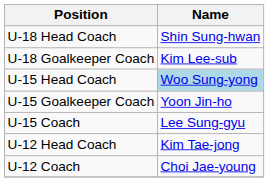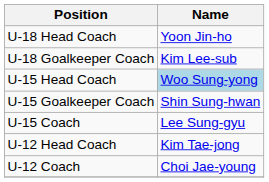(210, 36) Shin Sung-hwan -> (196, 36) Yoon Jin-ho
(196, 101) Yoon Jin-ho -> (210, 101) Shin Sung-hwan
